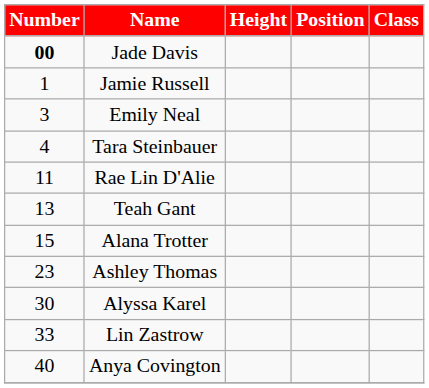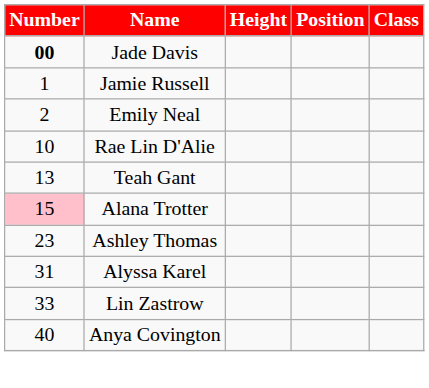(44, 114) 3 -> (44, 114) 2
- row: (155, 146)
(44, 177) 11 -> (44, 146) 10
(44, 240) no background -> (44, 209) pink background
(44, 303) 30 -> (44, 271) 31
